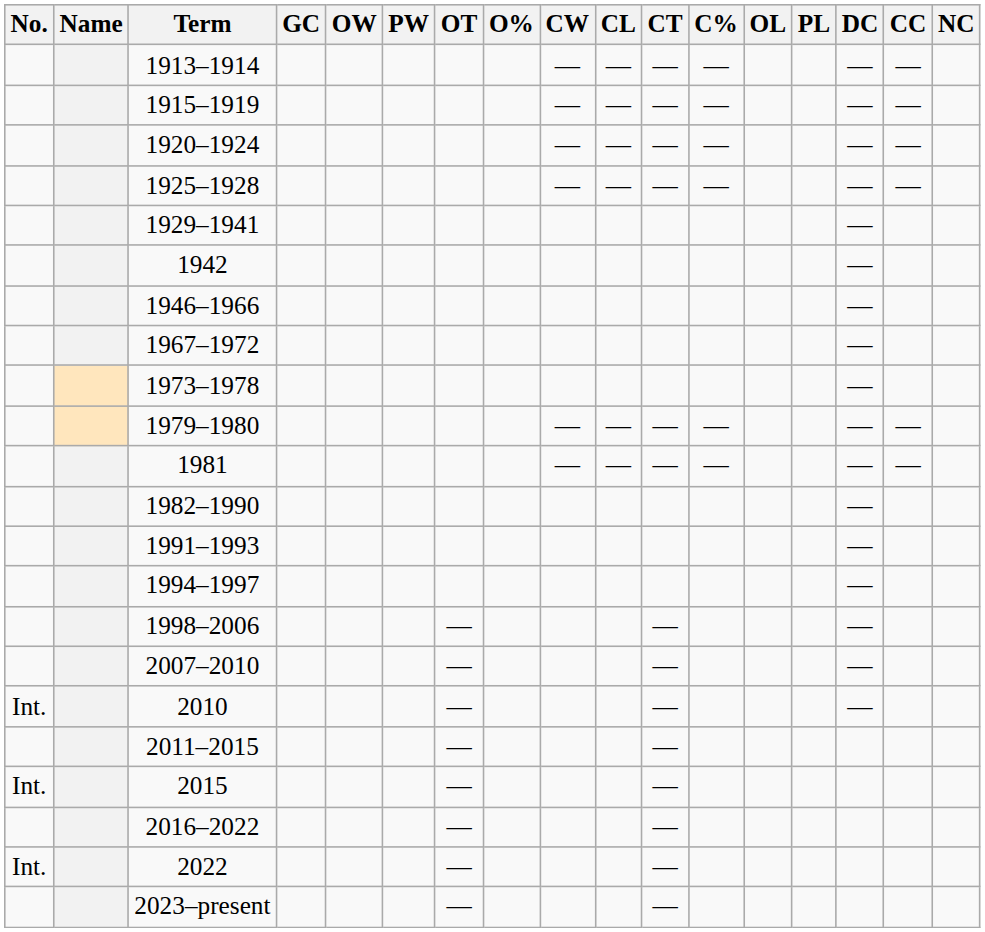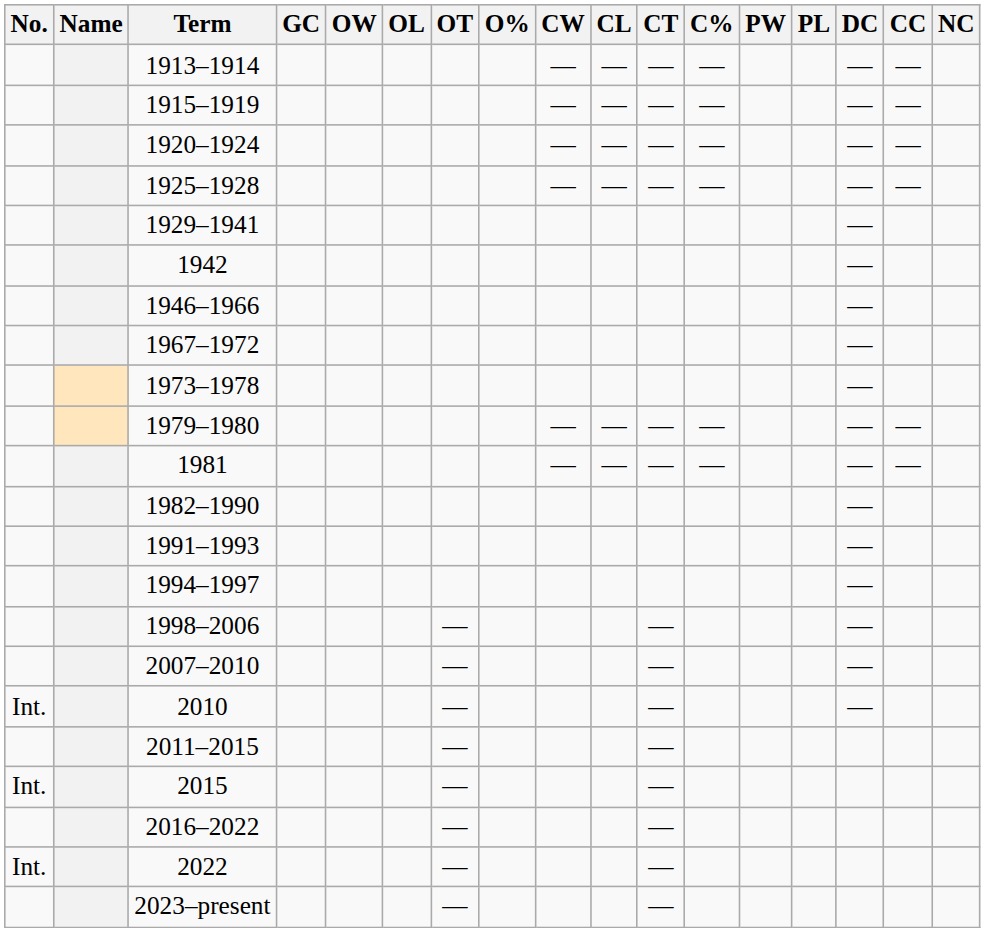columns swapped: (768, 24) <-> (409, 24)
